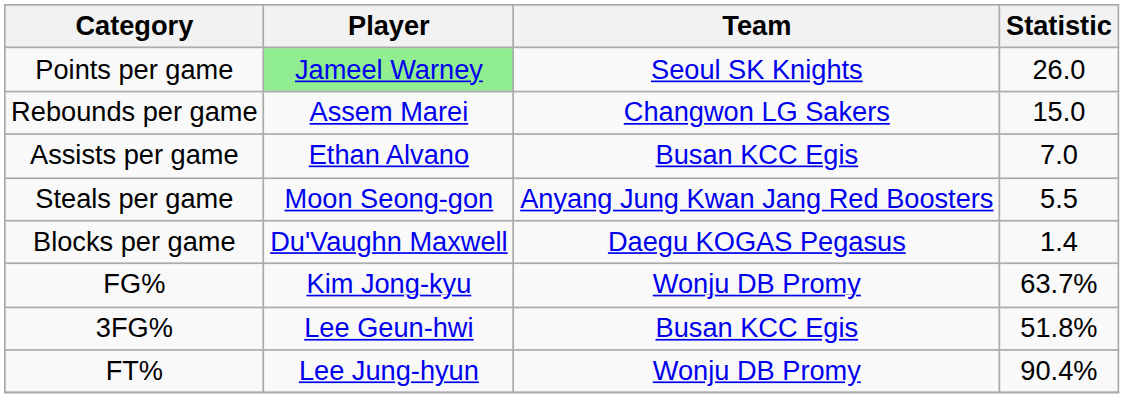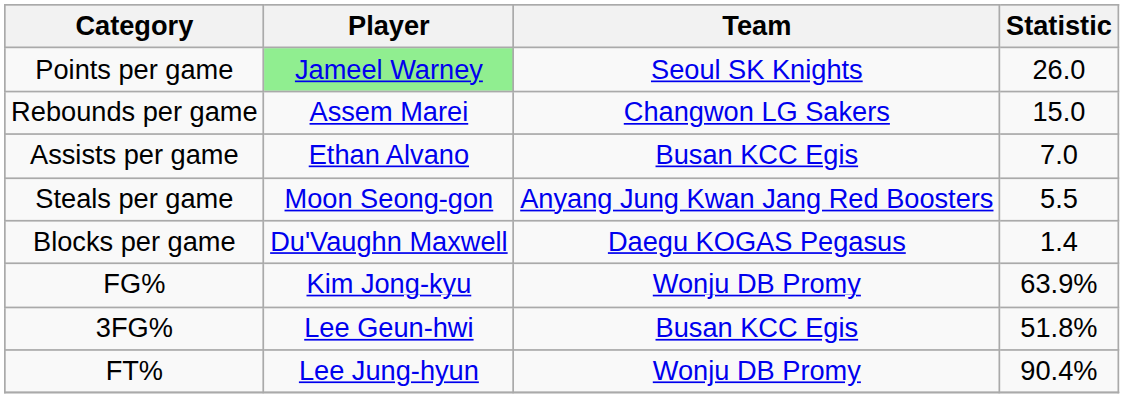(1059, 284) 63.7% -> (1059, 284) 63.9%
